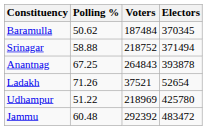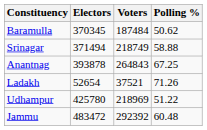columns swapped: (181, 13) <-> (96, 13)
(140, 47) 218752 -> (132, 47) 218749
